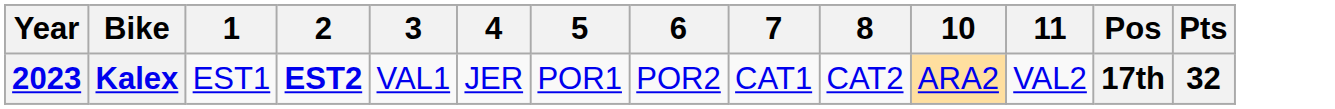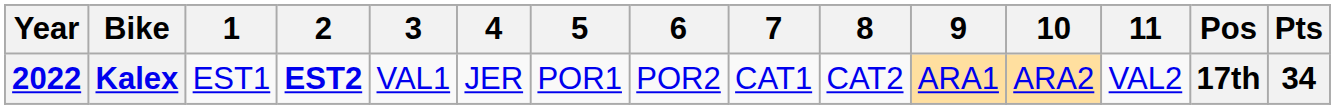+ column: (958, 29)
(47, 78) 2023 -> (47, 78) 2022
(1203, 78) 32 -> (1299, 78) 34
